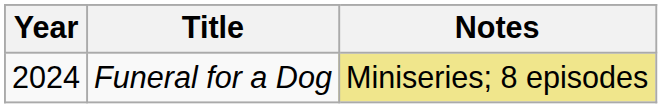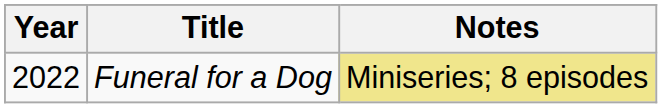(46, 77) 2024 -> (46, 77) 2022
